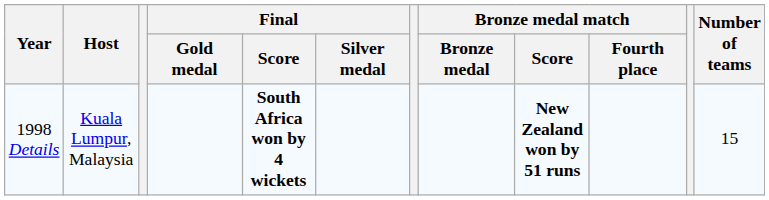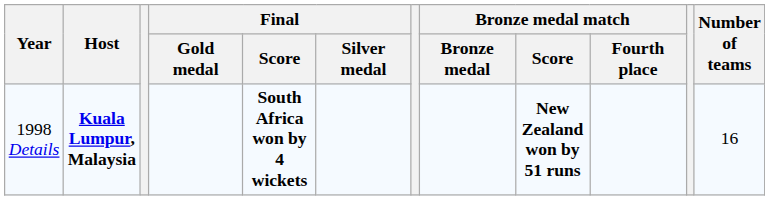(101, 139) normal -> (102, 139) bold
(729, 139) 15 -> (729, 139) 16
